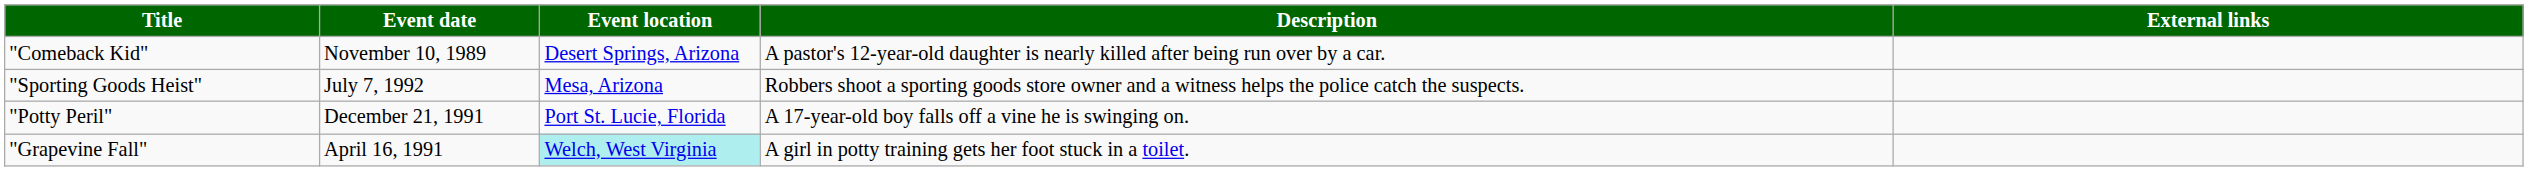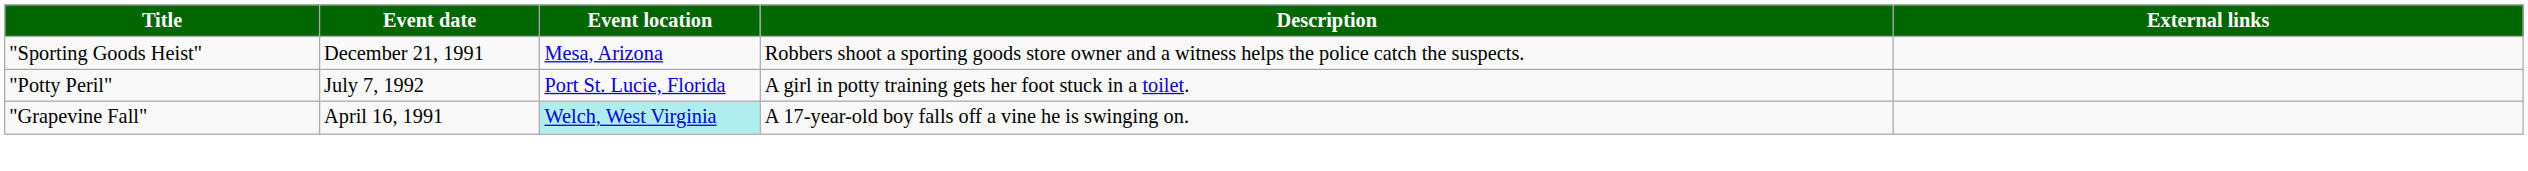- row: (79, 52)
(374, 85) July 7, 1992 -> (404, 52) December 21, 1991
(404, 117) December 21, 1991 -> (374, 85) July 7, 1992
(977, 117) A 17-year-old boy falls off a vine he is swinging on. -> (977, 85) A girl in potty training gets her foot stuck in a toilet.
(977, 149) A girl in potty training gets her foot stuck in a toilet. -> (977, 117) A 17-year-old boy falls off a vine he is swinging on.
